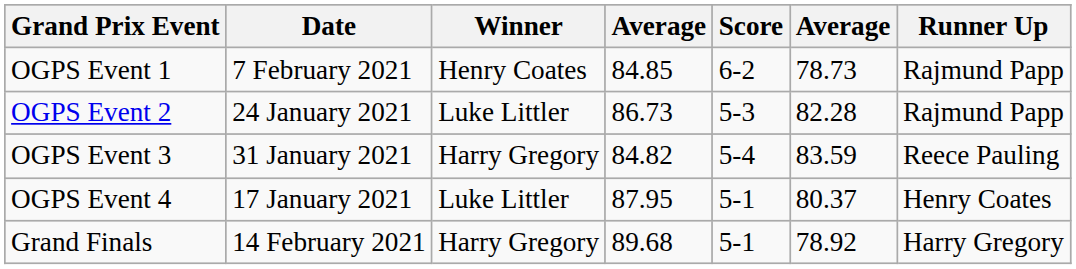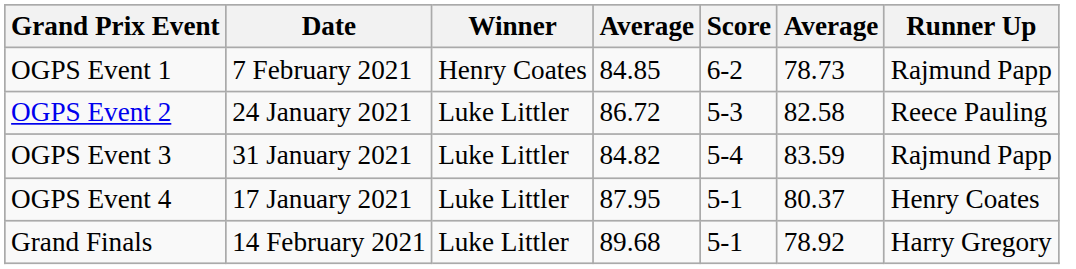(642, 112) 86.73 -> (630, 112) 86.72
(826, 112) 82.28 -> (814, 112) 82.58
(983, 112) Rajmund Papp -> (969, 112) Reece Pauling
(519, 155) Harry Gregory -> (503, 155) Luke Littler
(981, 155) Reece Pauling -> (971, 155) Rajmund Papp
(519, 241) Harry Gregory -> (503, 241) Luke Littler
